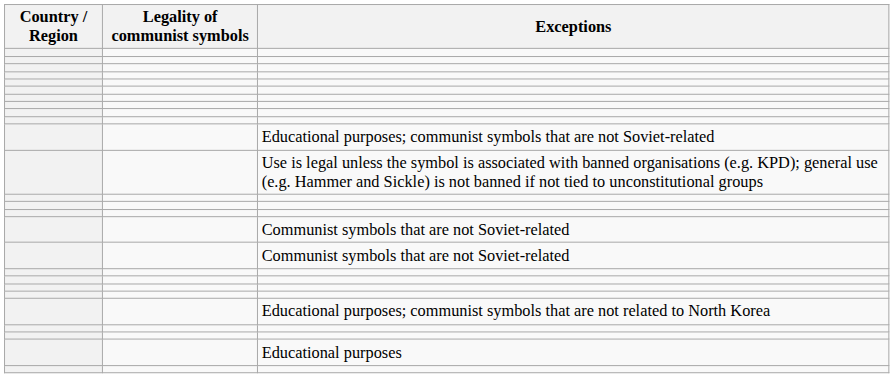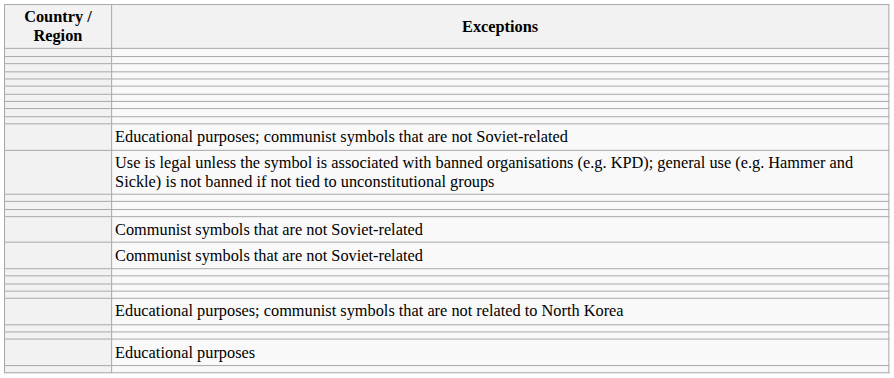- column: (180, 26)
